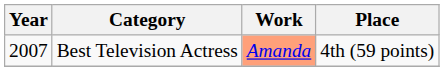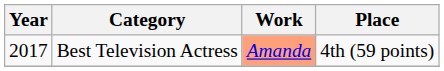(28, 50) 2007 -> (28, 50) 2017
